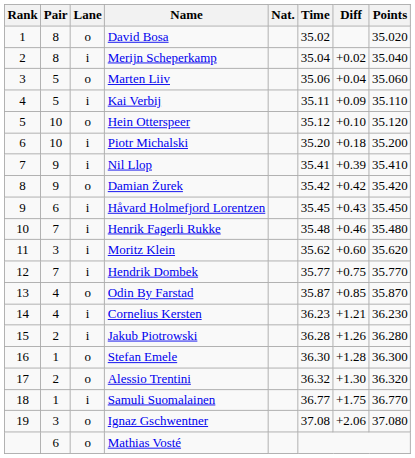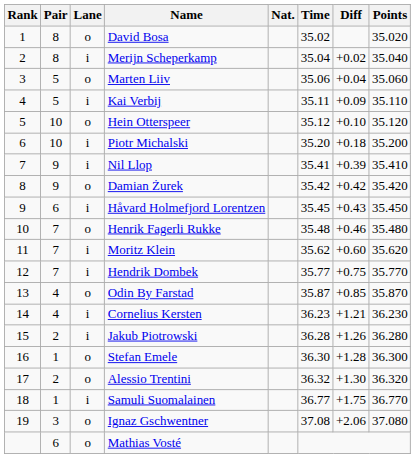(88, 229) i -> (88, 229) o
(56, 250) 3 -> (56, 250) 7
